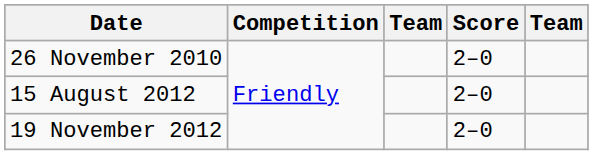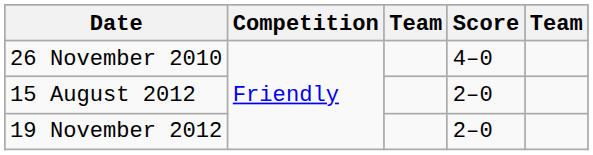(473, 59) 2–0 -> (473, 59) 4–0
